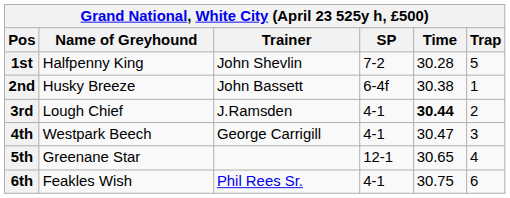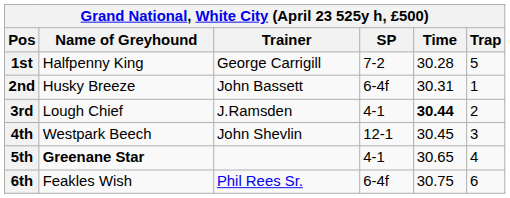(260, 63) John Shevlin -> (269, 63) George Carrigill
(435, 87) 30.38 -> (435, 87) 30.31
(269, 134) George Carrigill -> (260, 134) John Shevlin
(374, 134) 4-1 -> (378, 134) 12-1
(435, 134) 30.47 -> (435, 134) 30.45
(91, 157) normal -> (94, 157) bold
(378, 157) 12-1 -> (374, 157) 4-1
(374, 181) 4-1 -> (376, 181) 6-4f
